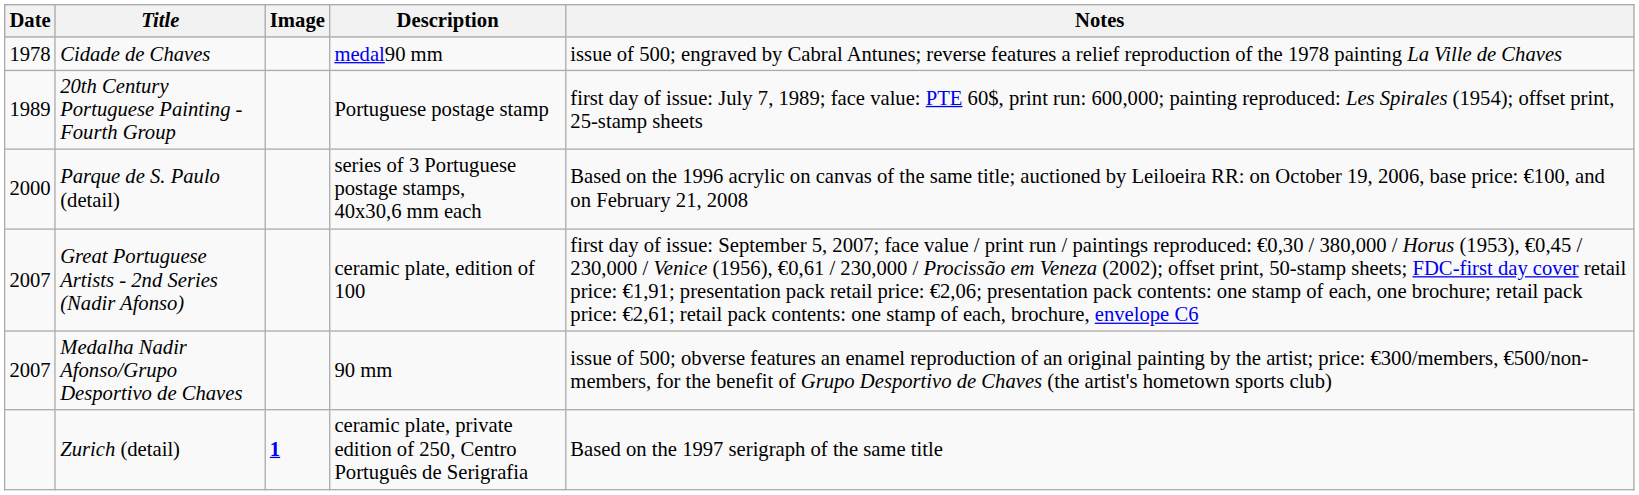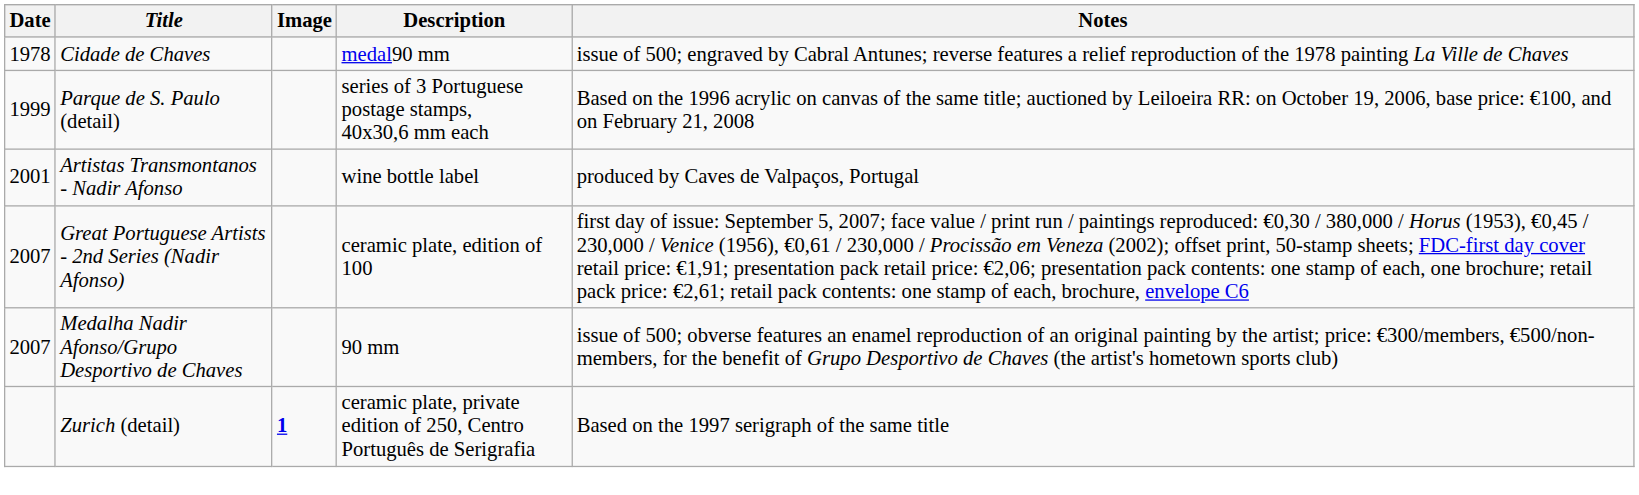- row: (151, 109)
(30, 188) 2000 -> (30, 109) 1999
+ row: (159, 177)
